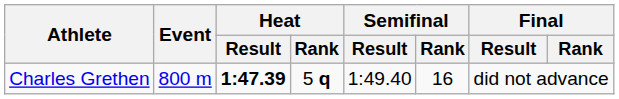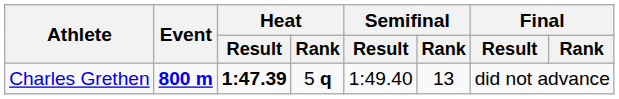(185, 79) normal -> (186, 79) bold
(443, 79) 16 -> (444, 79) 13
